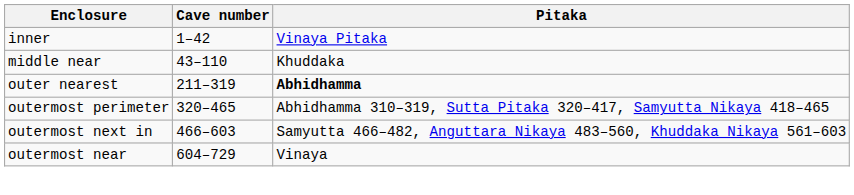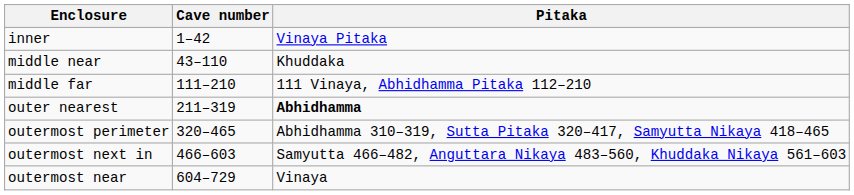+ row: (50, 85)
